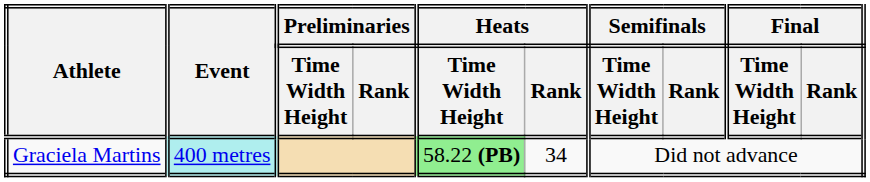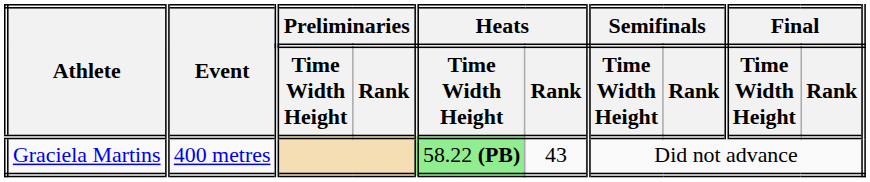(222, 155) paleturquoise background -> (222, 155) no background
(556, 155) 34 -> (556, 155) 43
